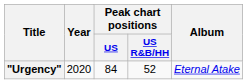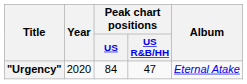(150, 69) 52 -> (150, 69) 47
